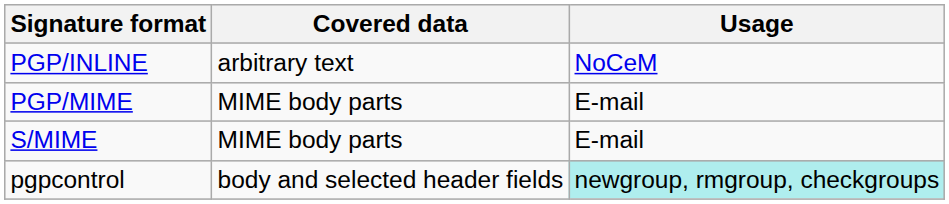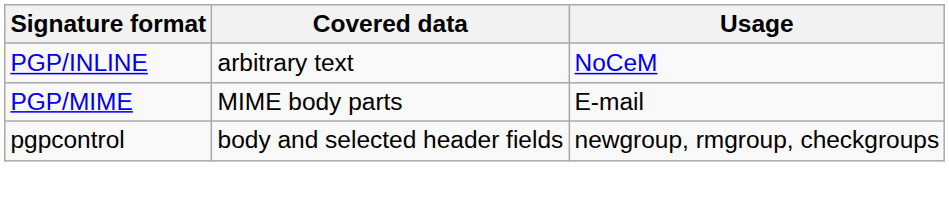- row: (54, 140)
(757, 179) paleturquoise background -> (757, 140) no background
